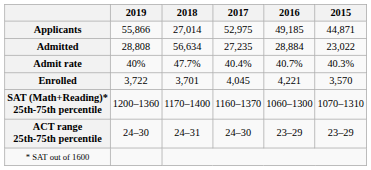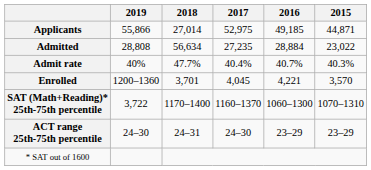(136, 81) 3,722 -> (136, 81) 1200–1360
(136, 104) 1200–1360 -> (136, 104) 3,722
